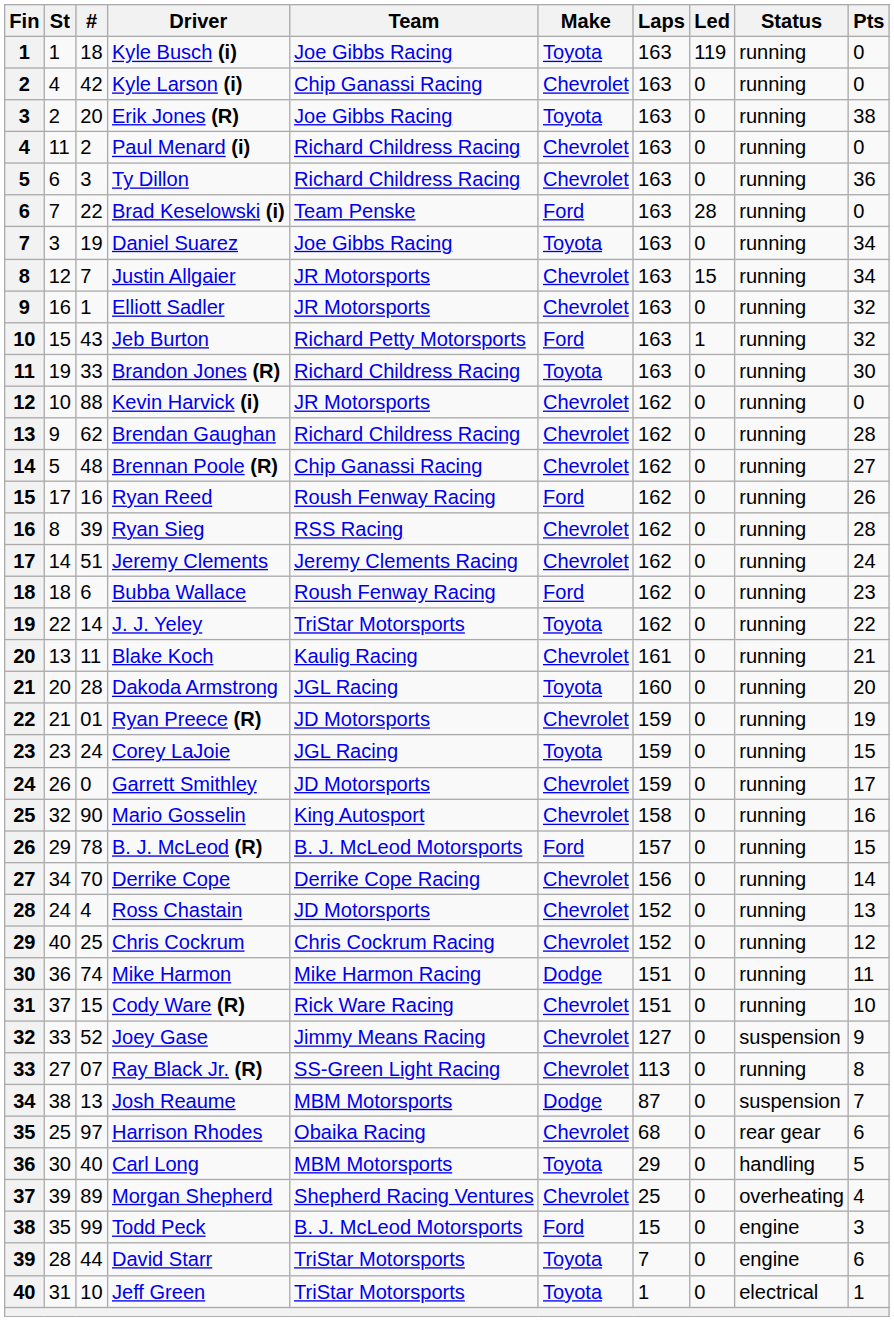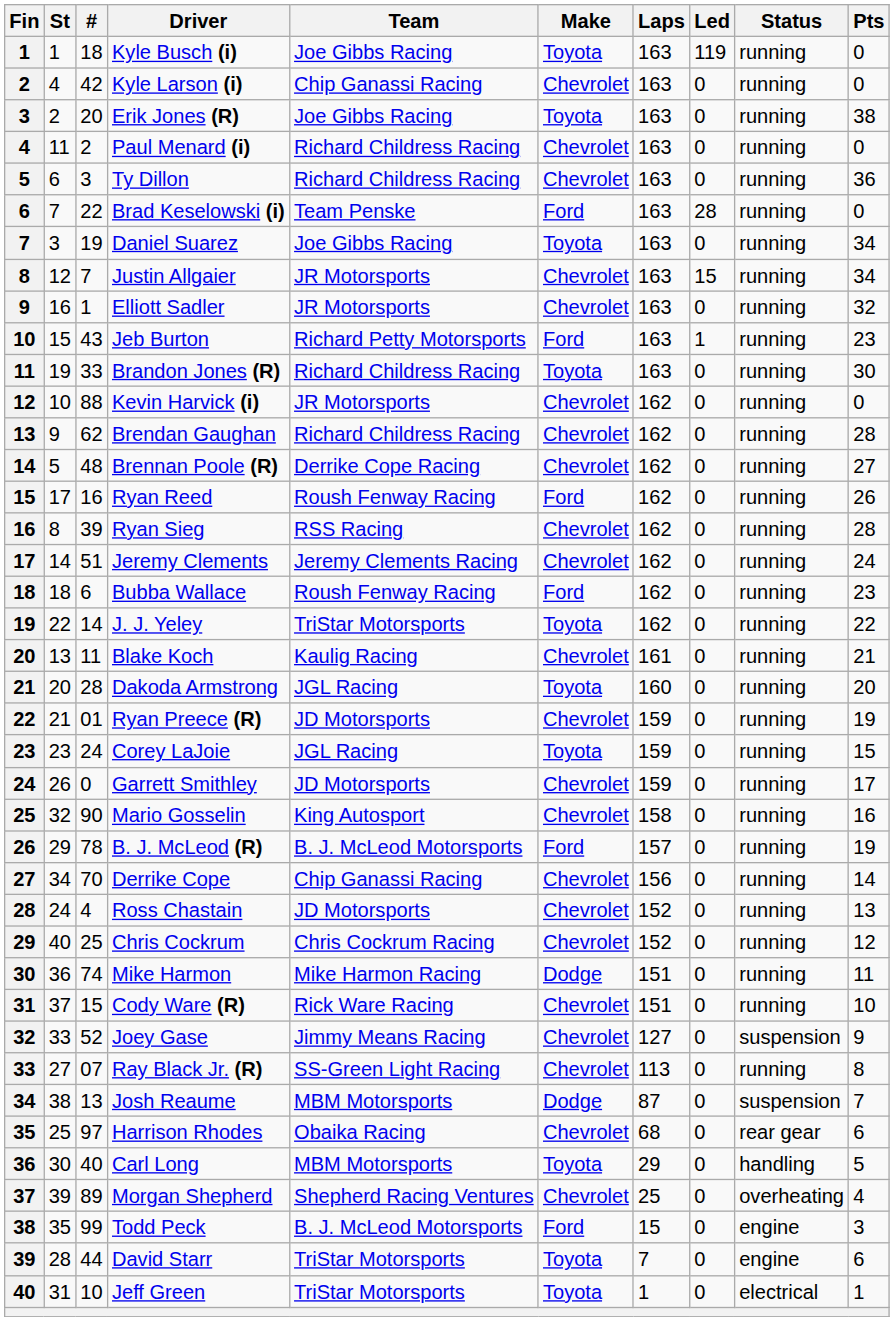(864, 338) 32 -> (864, 338) 23
(388, 465) Chip Ganassi Racing -> (387, 465) Derrike Cope Racing
(864, 847) 15 -> (864, 847) 19
(387, 878) Derrike Cope Racing -> (388, 878) Chip Ganassi Racing
